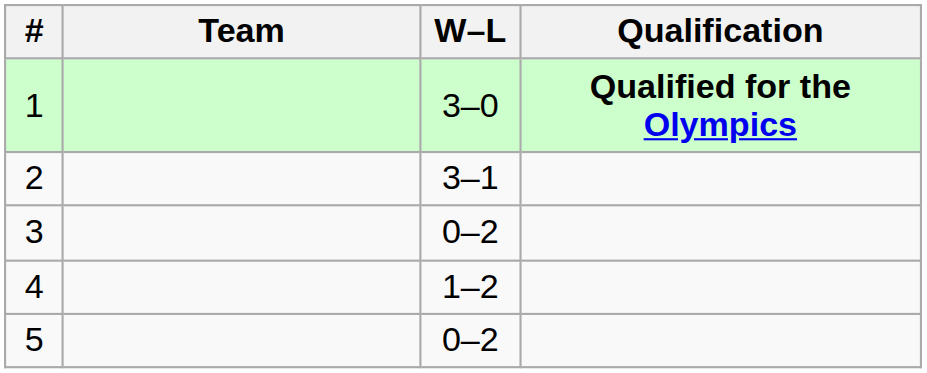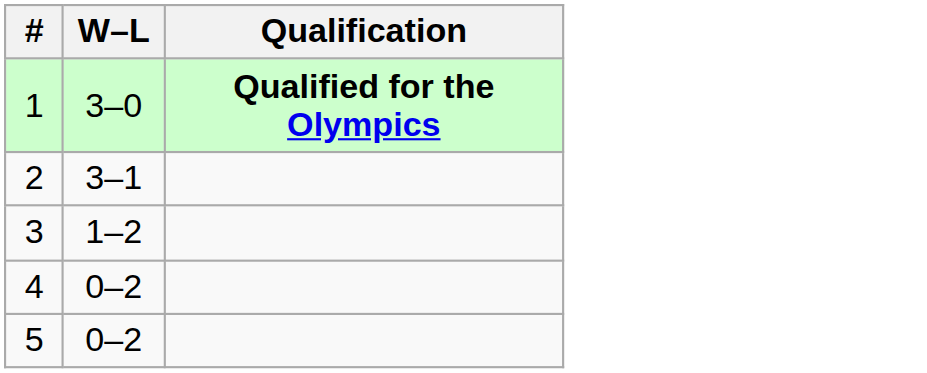- column: (242, 31)
(470, 232) 0–2 -> (114, 232) 1–2
(470, 286) 1–2 -> (114, 286) 0–2
